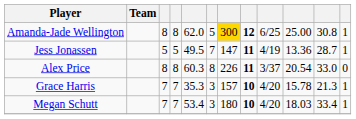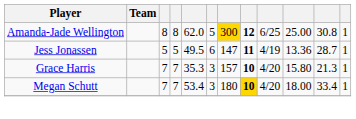(212, 50) 7 -> (212, 50) 6
- row: (65, 68)
(299, 86) 15.78 -> (299, 68) 15.80
(249, 104) no background -> (249, 86) gold background
(299, 104) 18.03 -> (299, 86) 18.00
